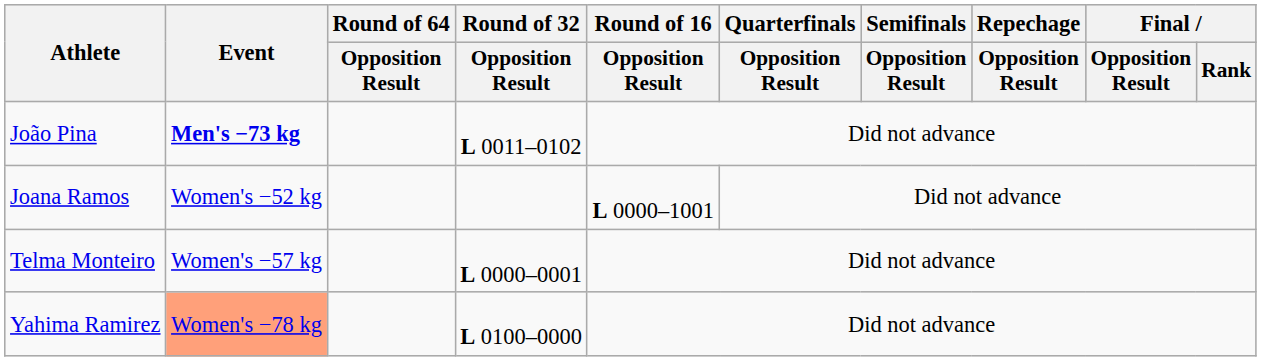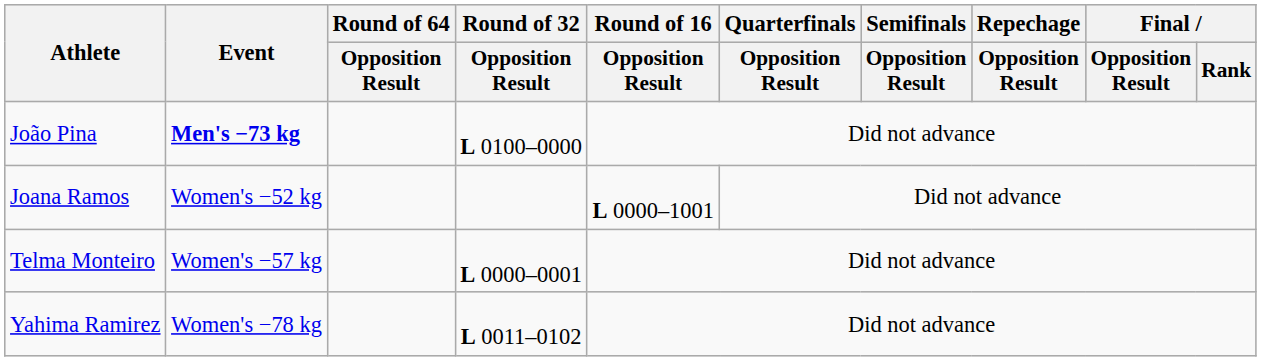(521, 146) L 0011–0102 -> (521, 146) L 0100–0000
(246, 324) lightsalmon background -> (246, 324) no background
(521, 337) L 0100–0000 -> (521, 337) L 0011–0102
